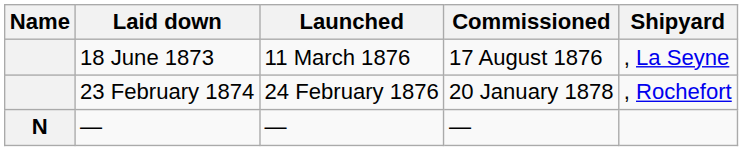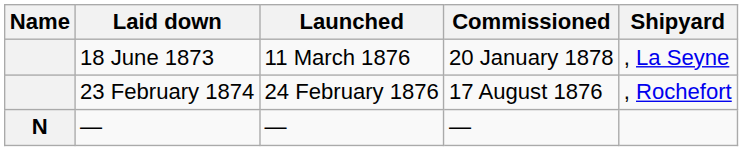(526, 57) 17 August 1876 -> (531, 57) 20 January 1878
(531, 92) 20 January 1878 -> (526, 92) 17 August 1876
